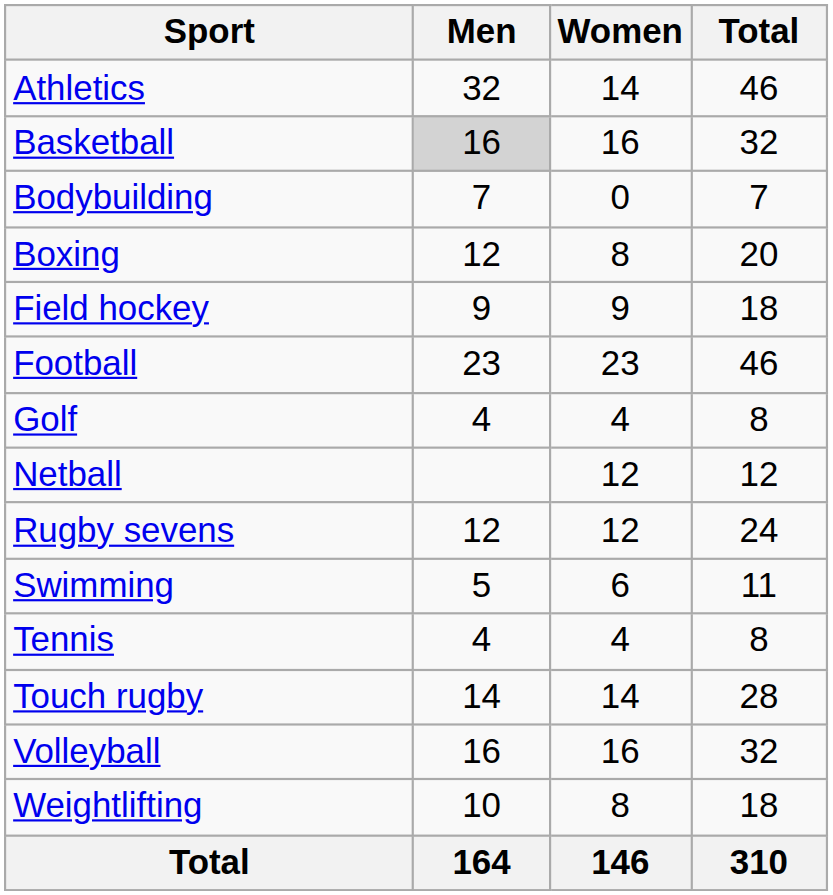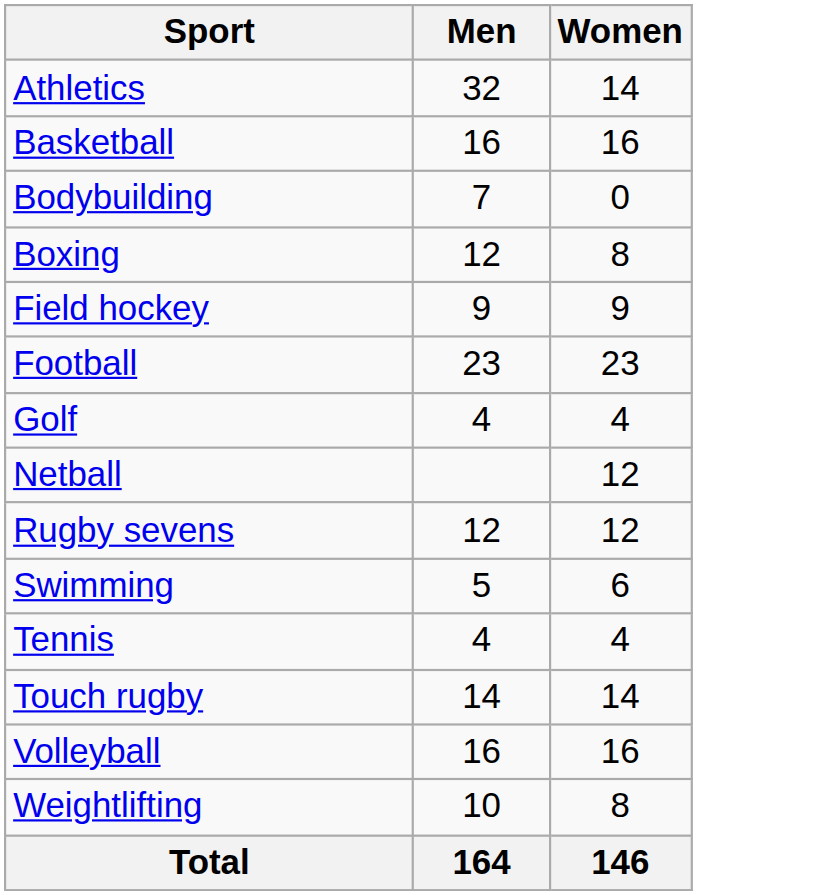- column: (759, 32)
(482, 142) lightgrey background -> (482, 142) no background
